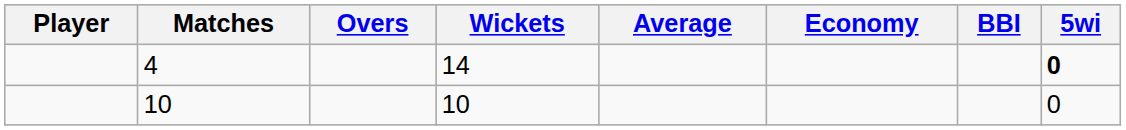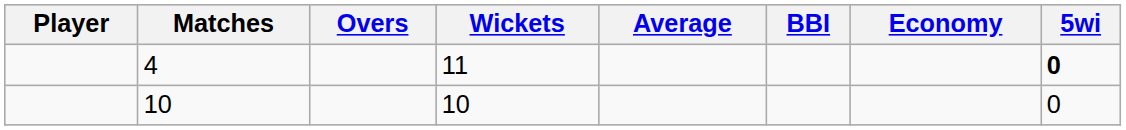columns swapped: (862, 24) <-> (999, 24)
(456, 64) 14 -> (455, 64) 11
